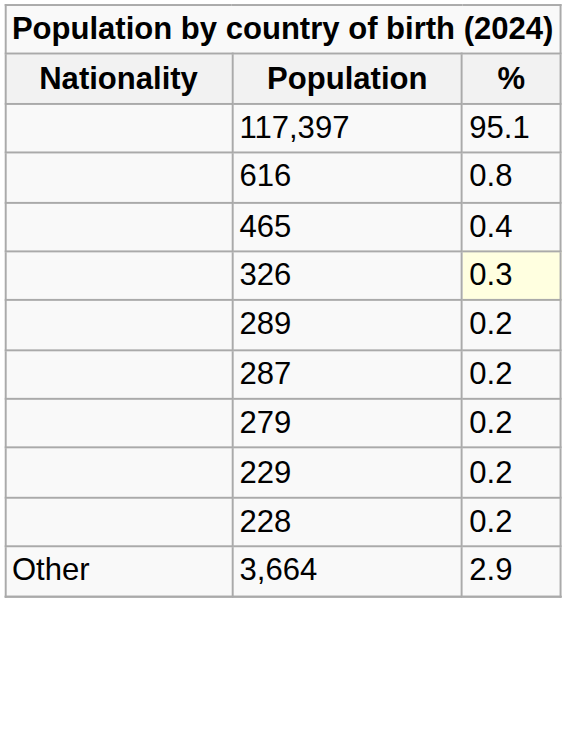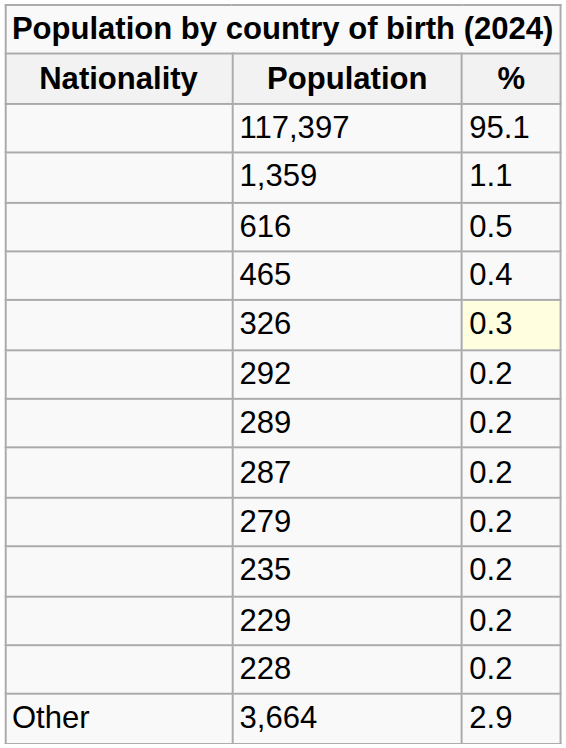+ row: (278, 176)
(491, 176) 0.8 -> (491, 226) 0.5
+ row: (265, 373)
+ row: (265, 570)
